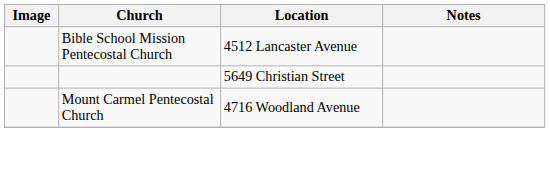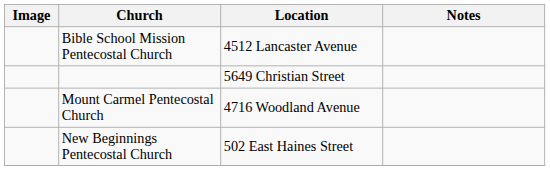+ row: (117, 146)
